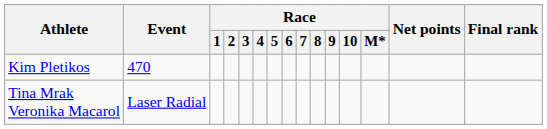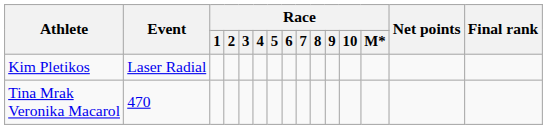(139, 67) 470 -> (167, 67) Laser Radial
(167, 102) Laser Radial -> (139, 102) 470
